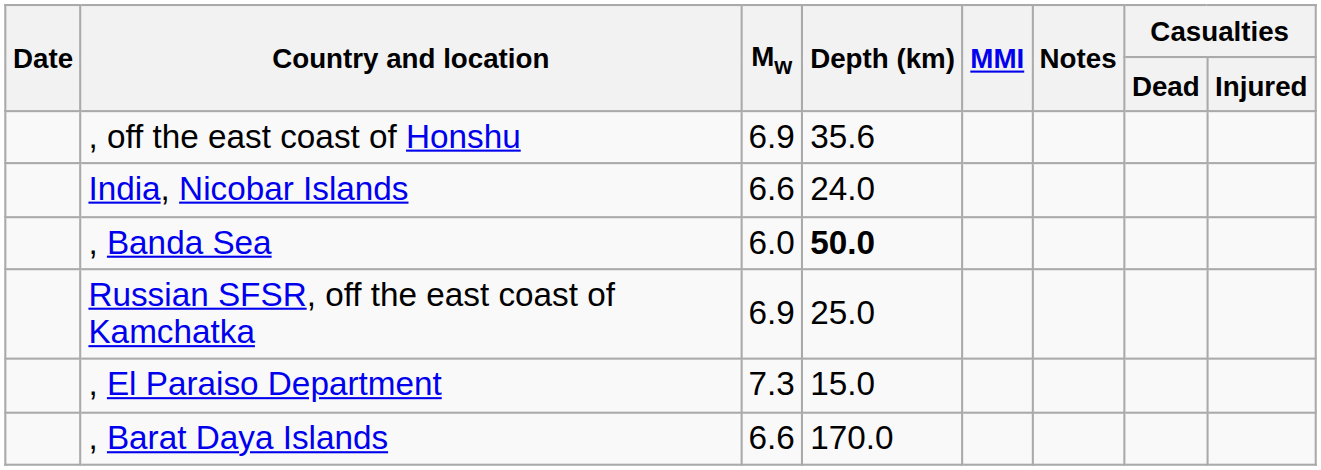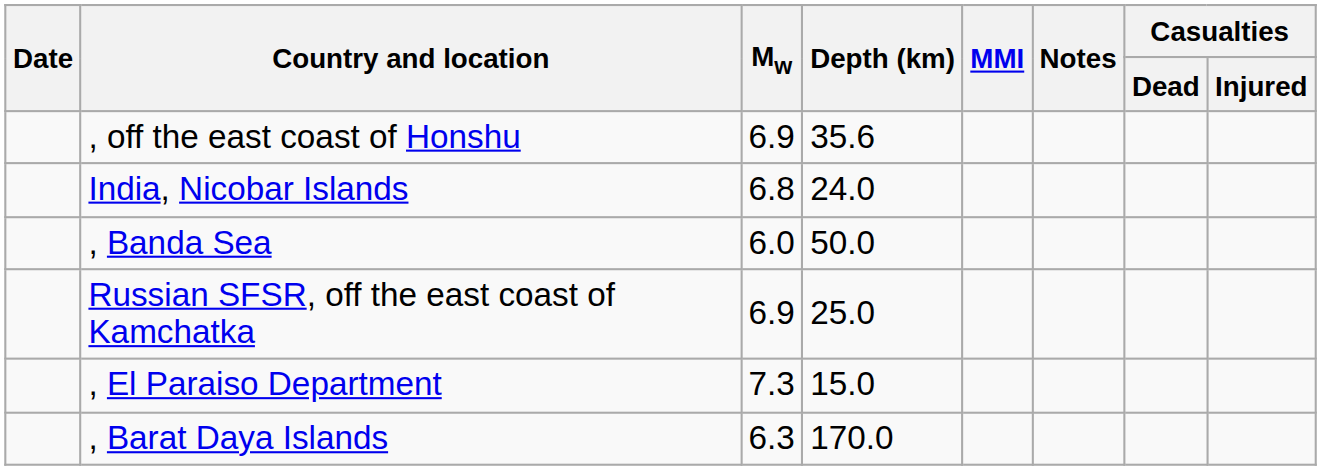(772, 189) 6.6 -> (772, 189) 6.8
(843, 242) bold -> (843, 242) normal
(772, 437) 6.6 -> (772, 437) 6.3
